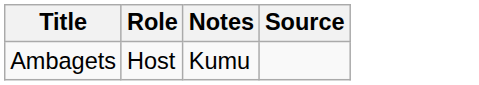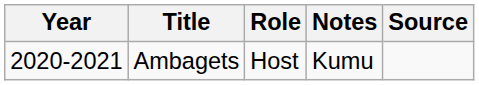+ column: (66, 23)
